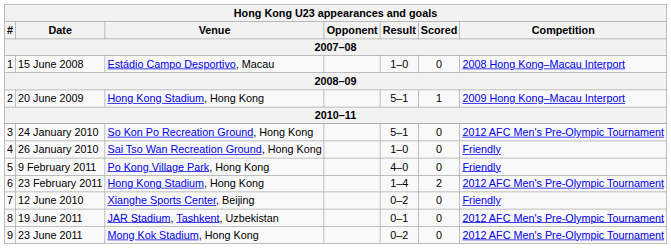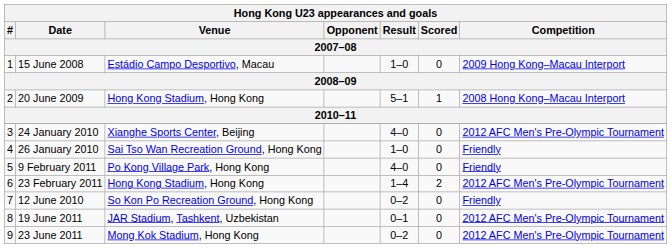(544, 64) 2008 Hong Kong–Macau Interport -> (544, 64) 2009 Hong Kong–Macau Interport
(544, 99) 2009 Hong Kong–Macau Interport -> (544, 99) 2008 Hong Kong–Macau Interport
(210, 133) So Kon Po Recreation Ground, Hong Kong -> (181, 133) Xianghe Sports Center, Beijing
(399, 133) 5–1 -> (399, 133) 4–0
(181, 201) Xianghe Sports Center, Beijing -> (210, 201) So Kon Po Recreation Ground, Hong Kong
